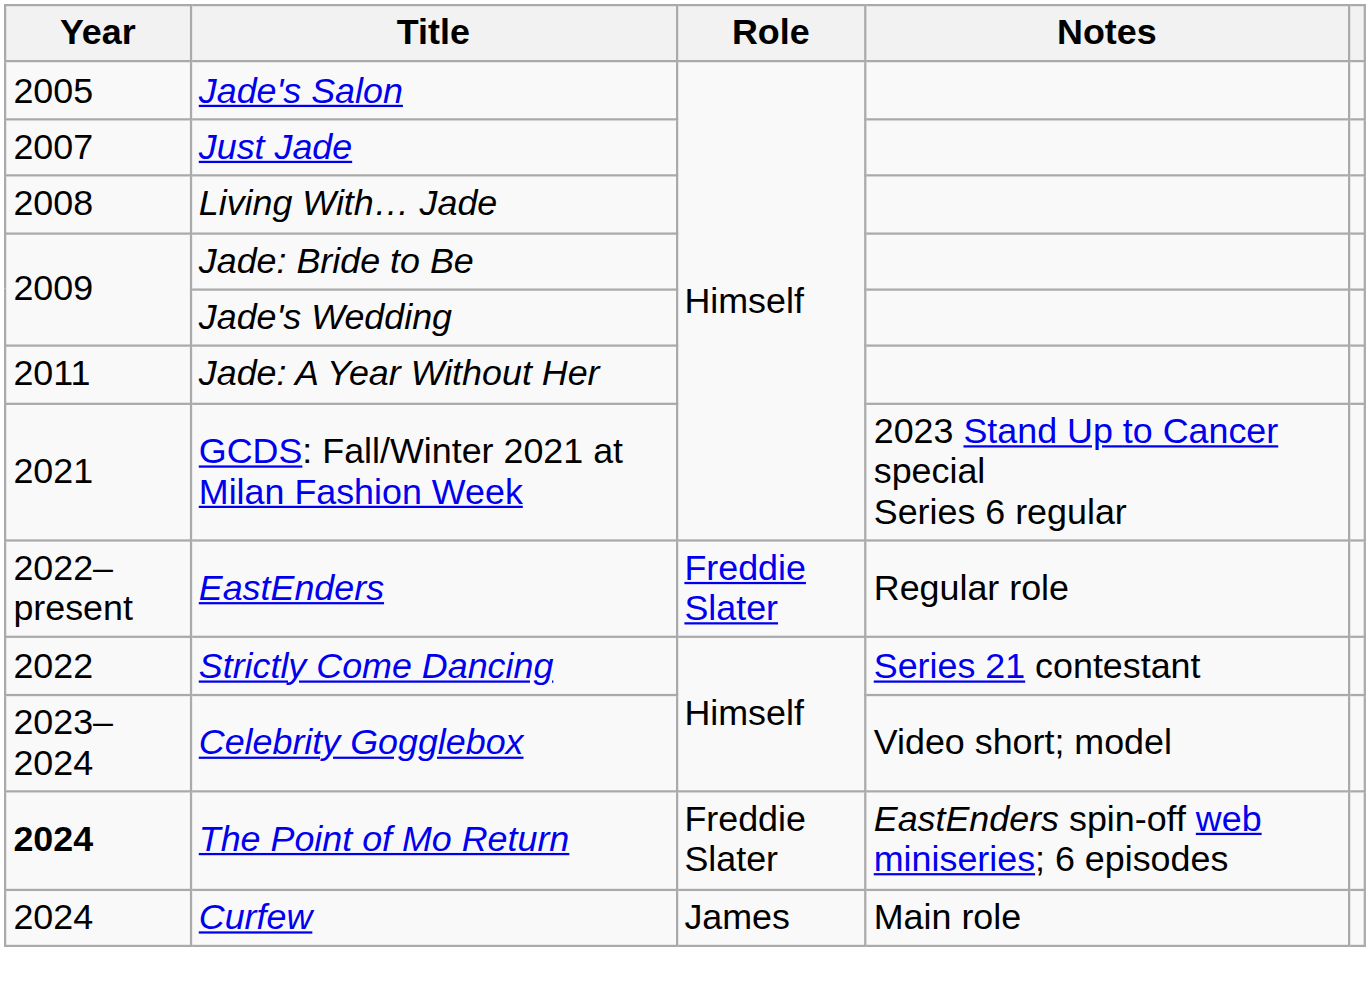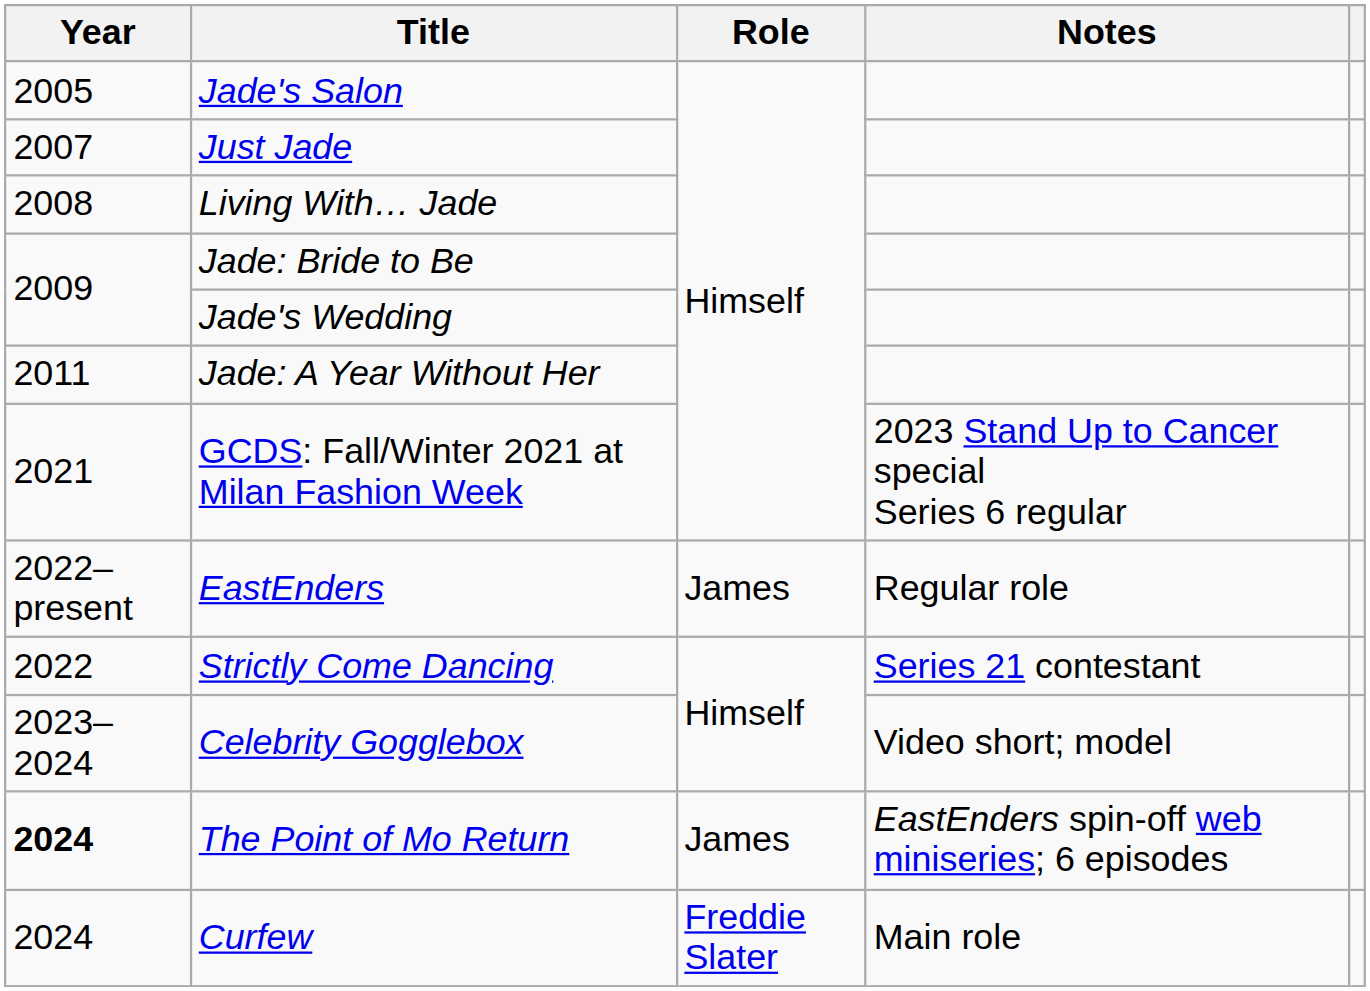(745, 588) Freddie Slater -> (737, 588) James
(745, 839) Freddie Slater -> (737, 839) James
(737, 916) James -> (745, 936) Freddie Slater
